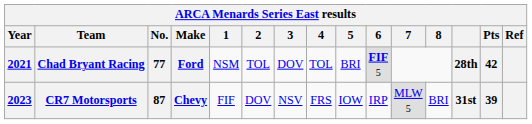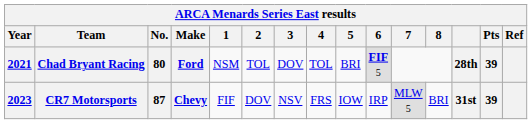(159, 64) 77 -> (159, 64) 80
(491, 64) 42 -> (491, 64) 39
